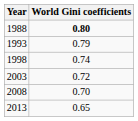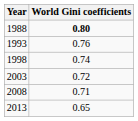(81, 44) 0.79 -> (81, 44) 0.76
(81, 92) 0.70 -> (81, 92) 0.71
